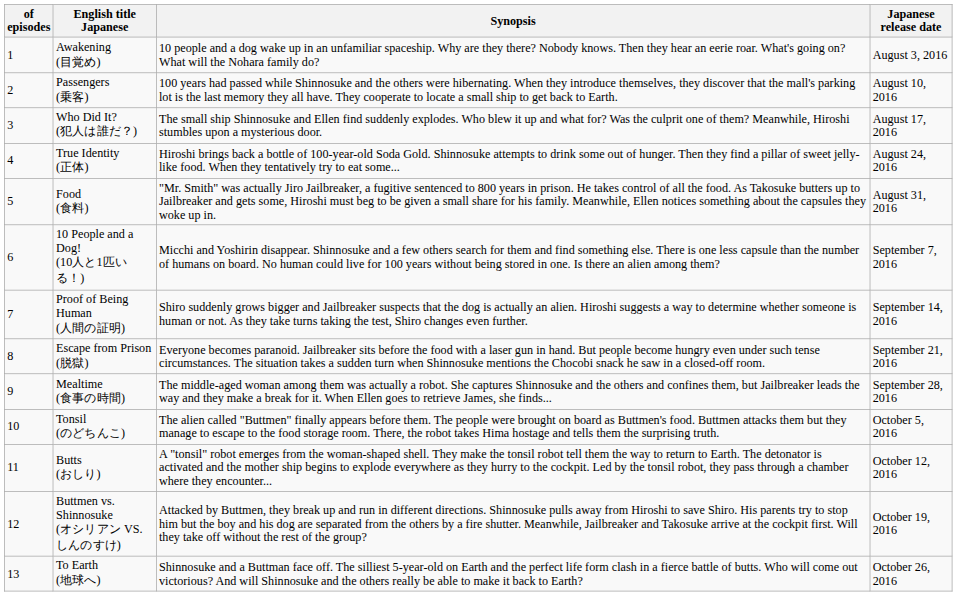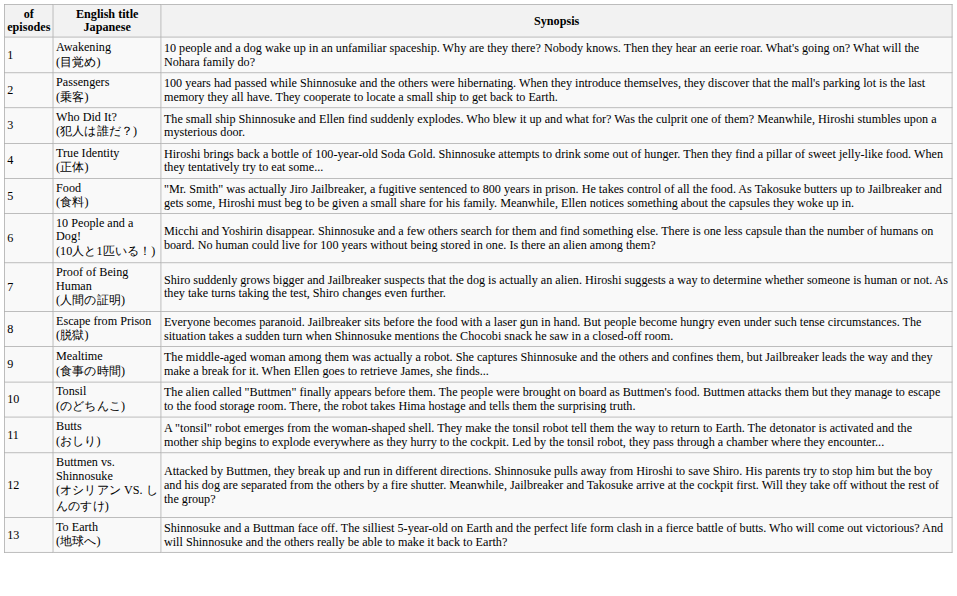- column: (911, 20)
